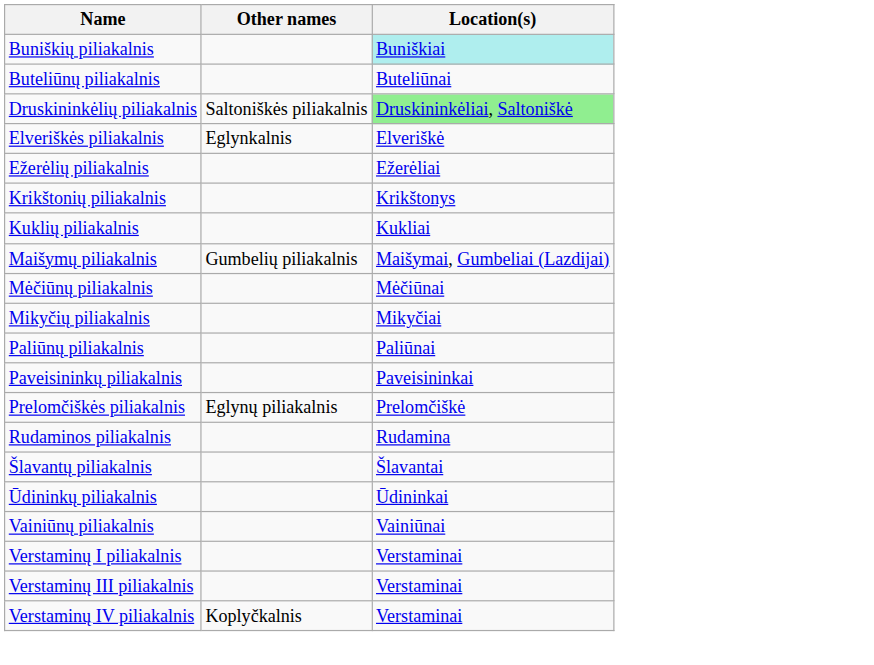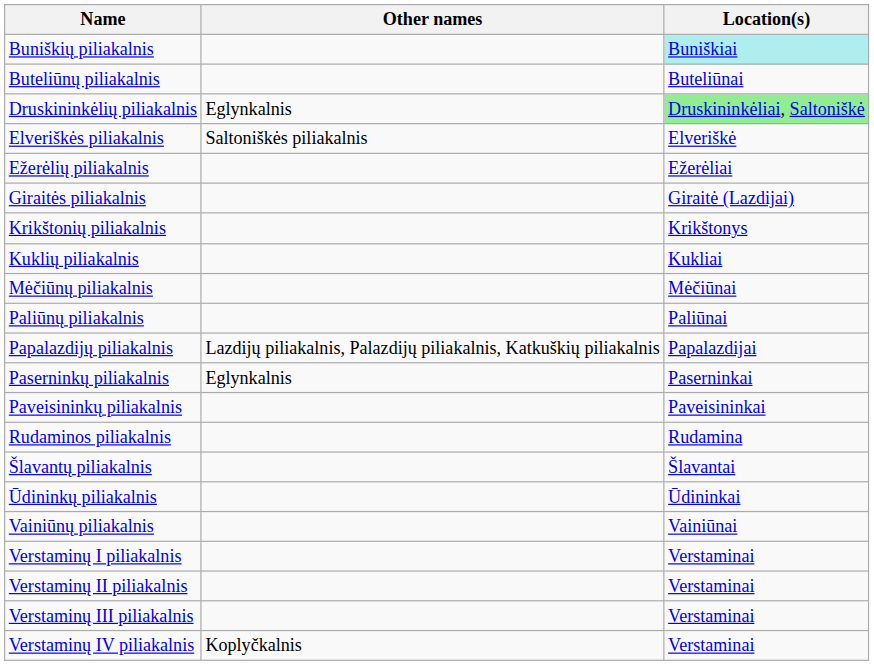(287, 109) Saltoniškės piliakalnis -> (249, 109) Eglynkalnis
(249, 138) Eglynkalnis -> (287, 138) Saltoniškės piliakalnis
+ row: (77, 198)
- row: (83, 258)
- row: (79, 317)
+ row: (91, 347)
+ row: (89, 377)
- row: (97, 407)
+ row: (98, 586)
